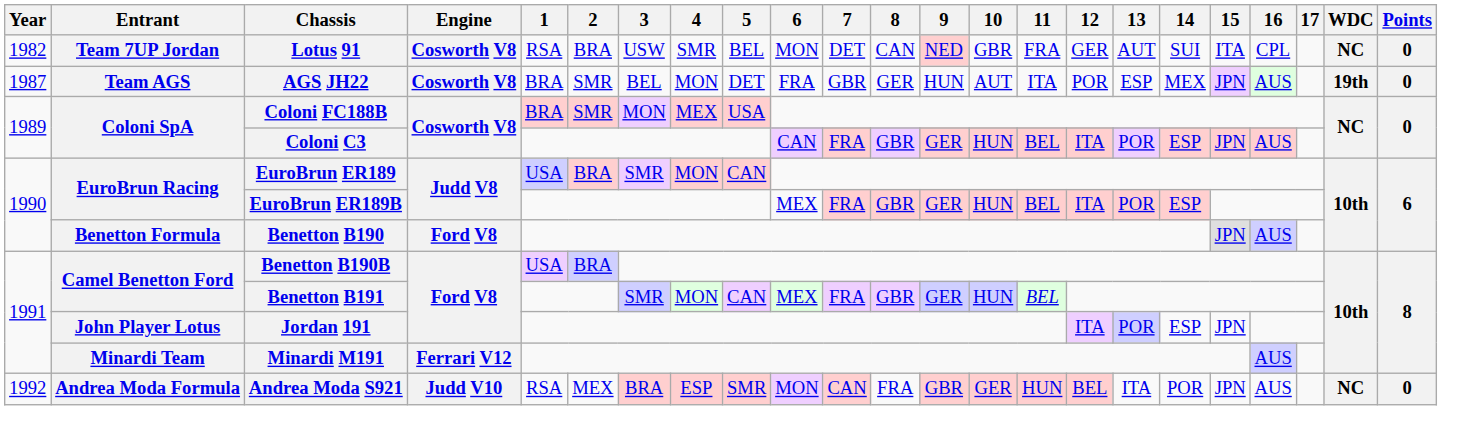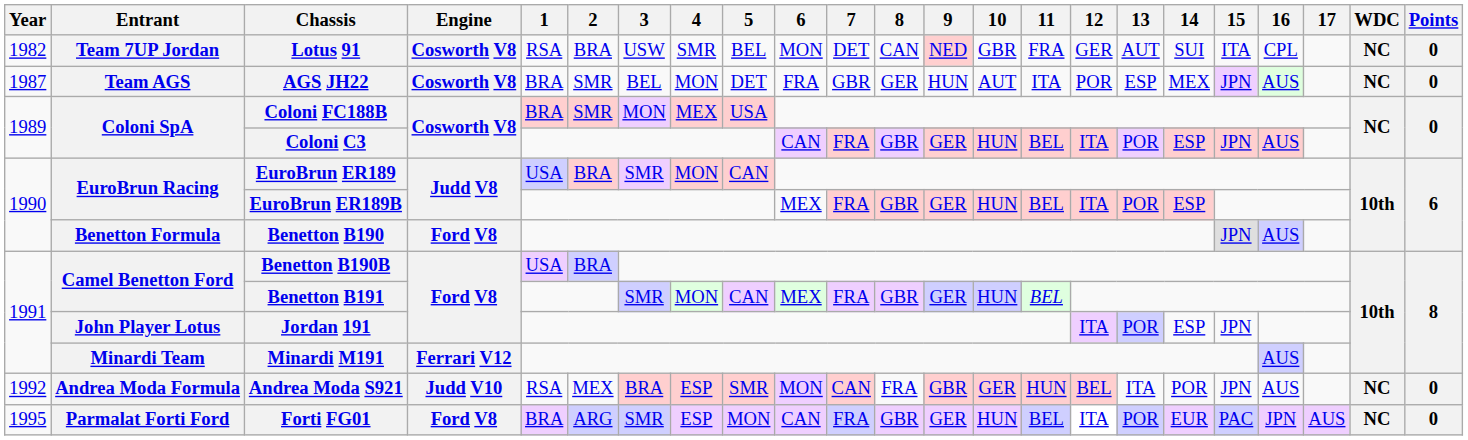(1351, 80) 19th -> (1377, 80) NC
+ row: (326, 419)
